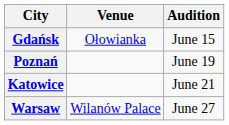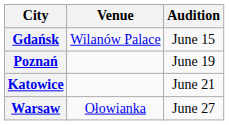(115, 39) Ołowianka -> (115, 39) Wilanów Palace
(115, 108) Wilanów Palace -> (115, 108) Ołowianka
